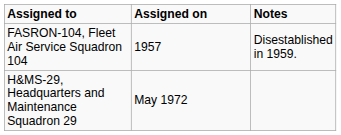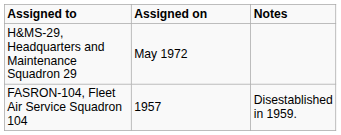rows swapped: (65, 47) <-> (56, 100)
